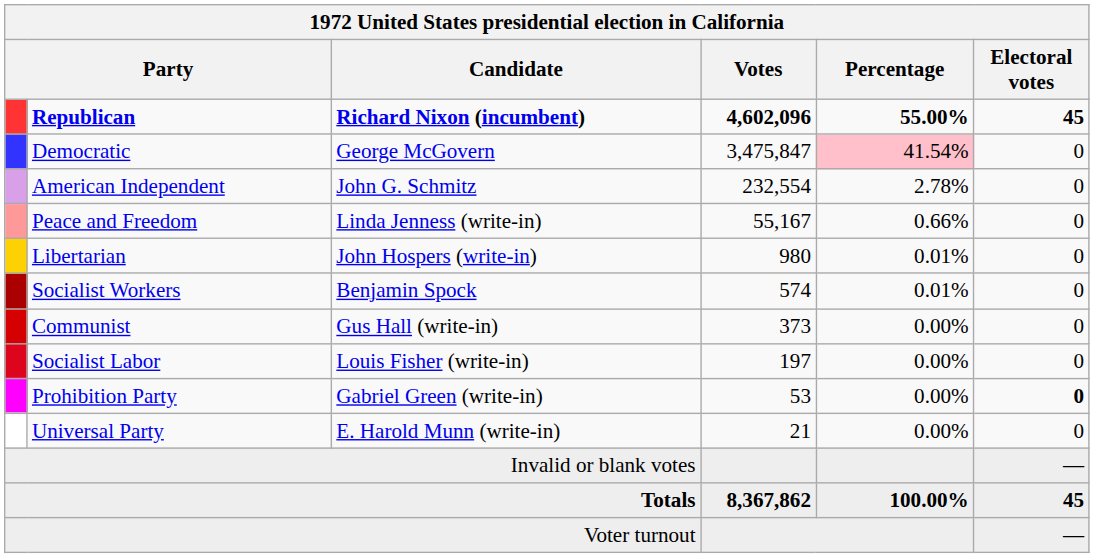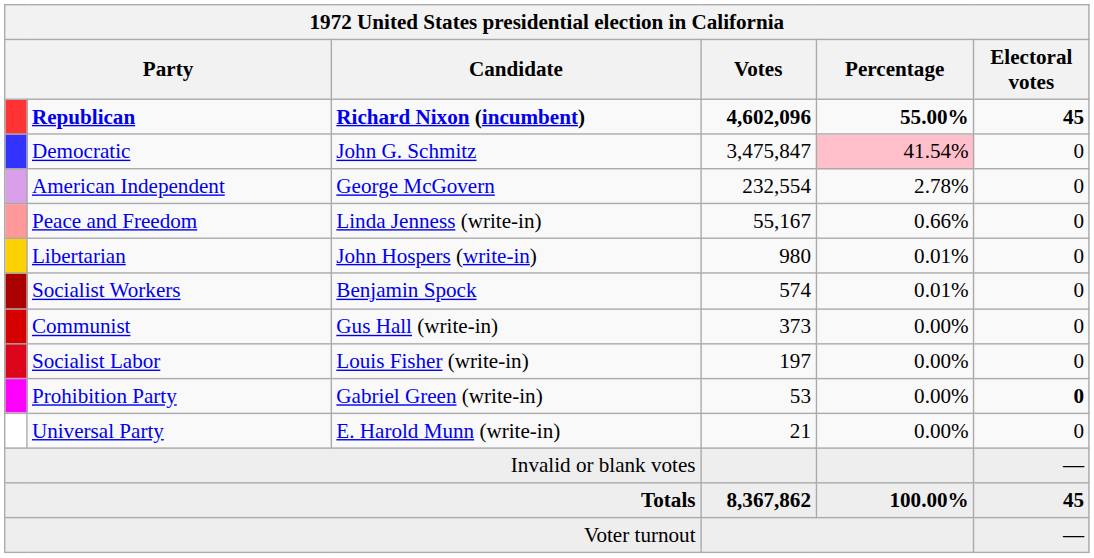(416, 151) George McGovern -> (406, 151) John G. Schmitz
(406, 186) John G. Schmitz -> (416, 186) George McGovern
